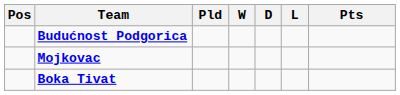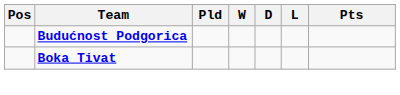- row: (69, 58)
